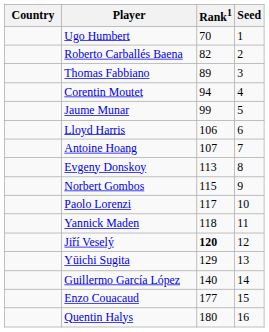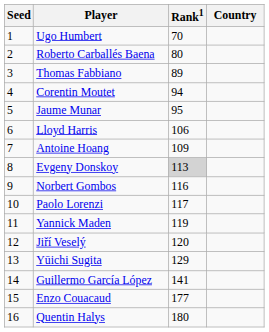columns swapped: (33, 15) <-> (249, 15)
(205, 54) 82 -> (177, 54) 80
(205, 110) 99 -> (177, 110) 95
(208, 148) 107 -> (180, 148) 109
(208, 167) no background -> (180, 167) lightgrey background
(208, 186) 115 -> (180, 186) 116
(208, 223) 118 -> (180, 223) 119
(208, 242) bold -> (180, 242) normal
(208, 279) 140 -> (180, 279) 141
